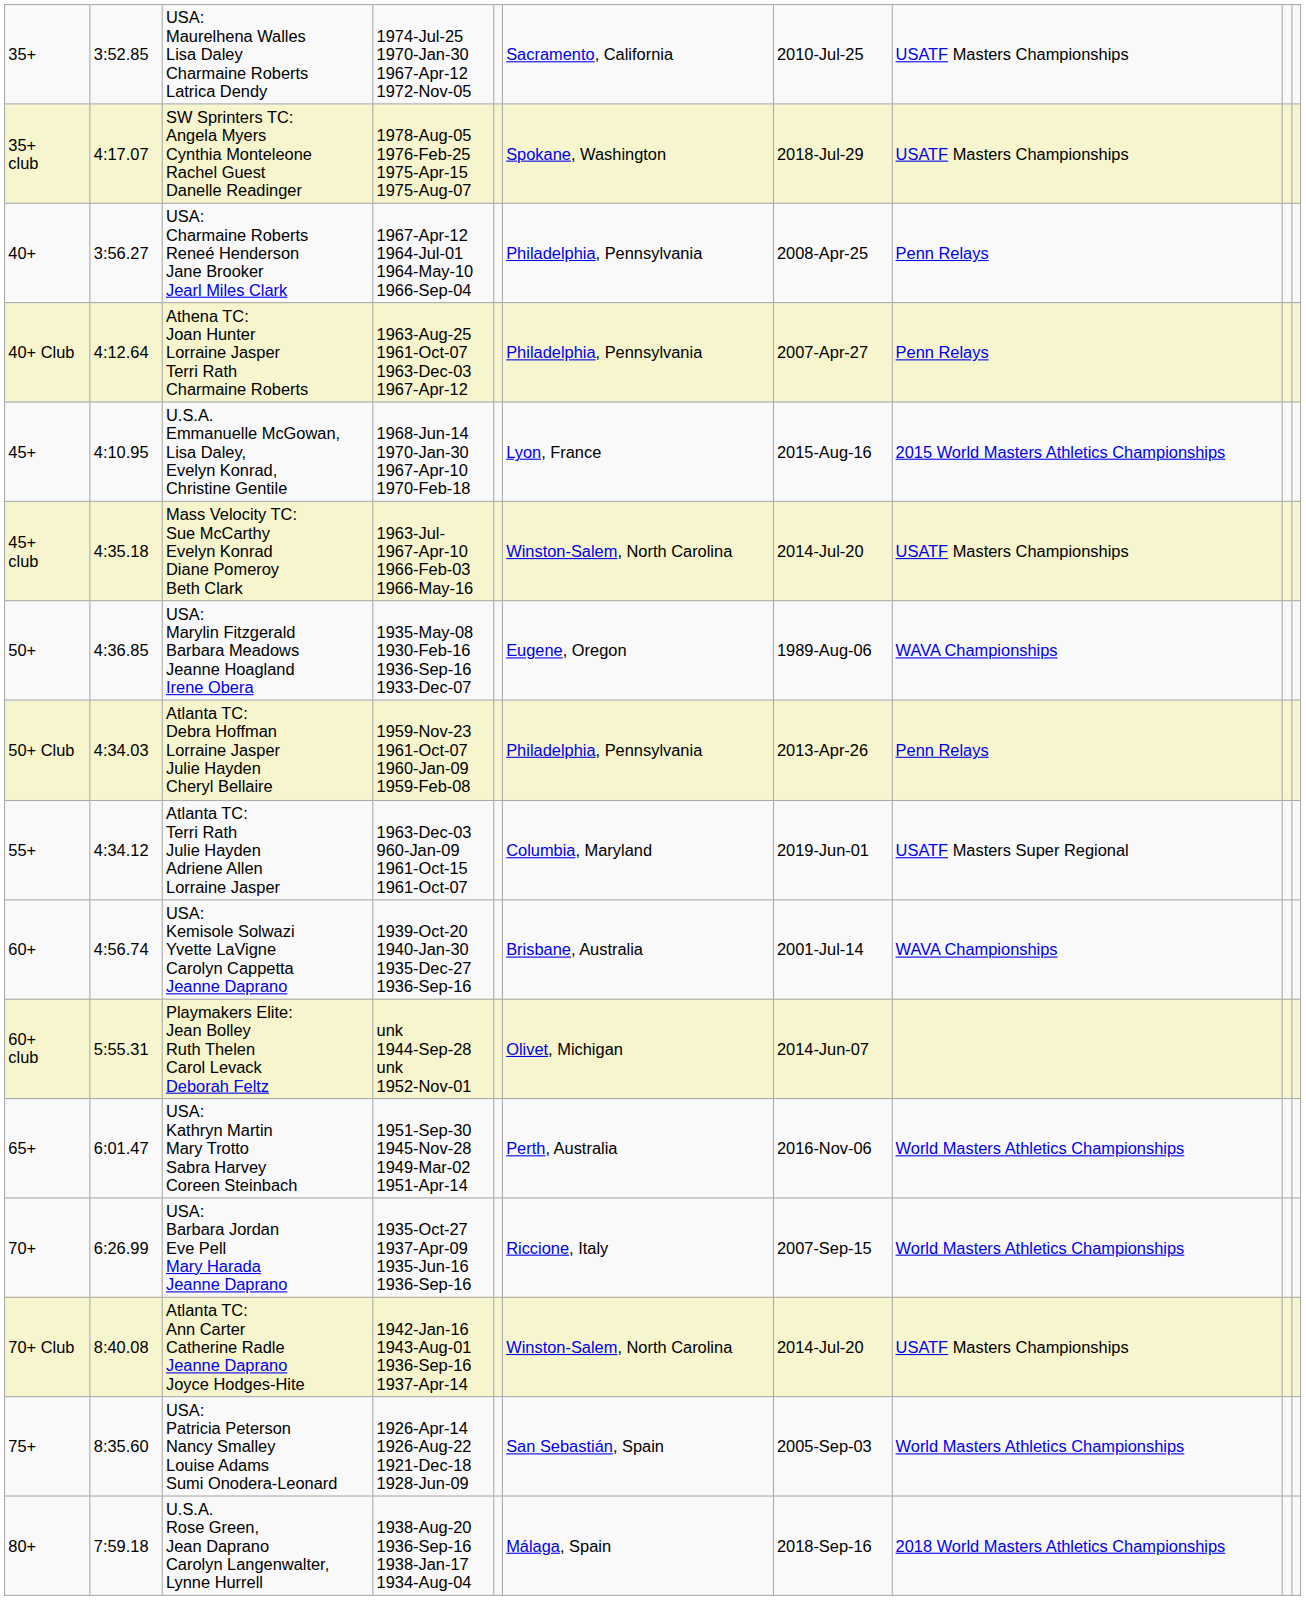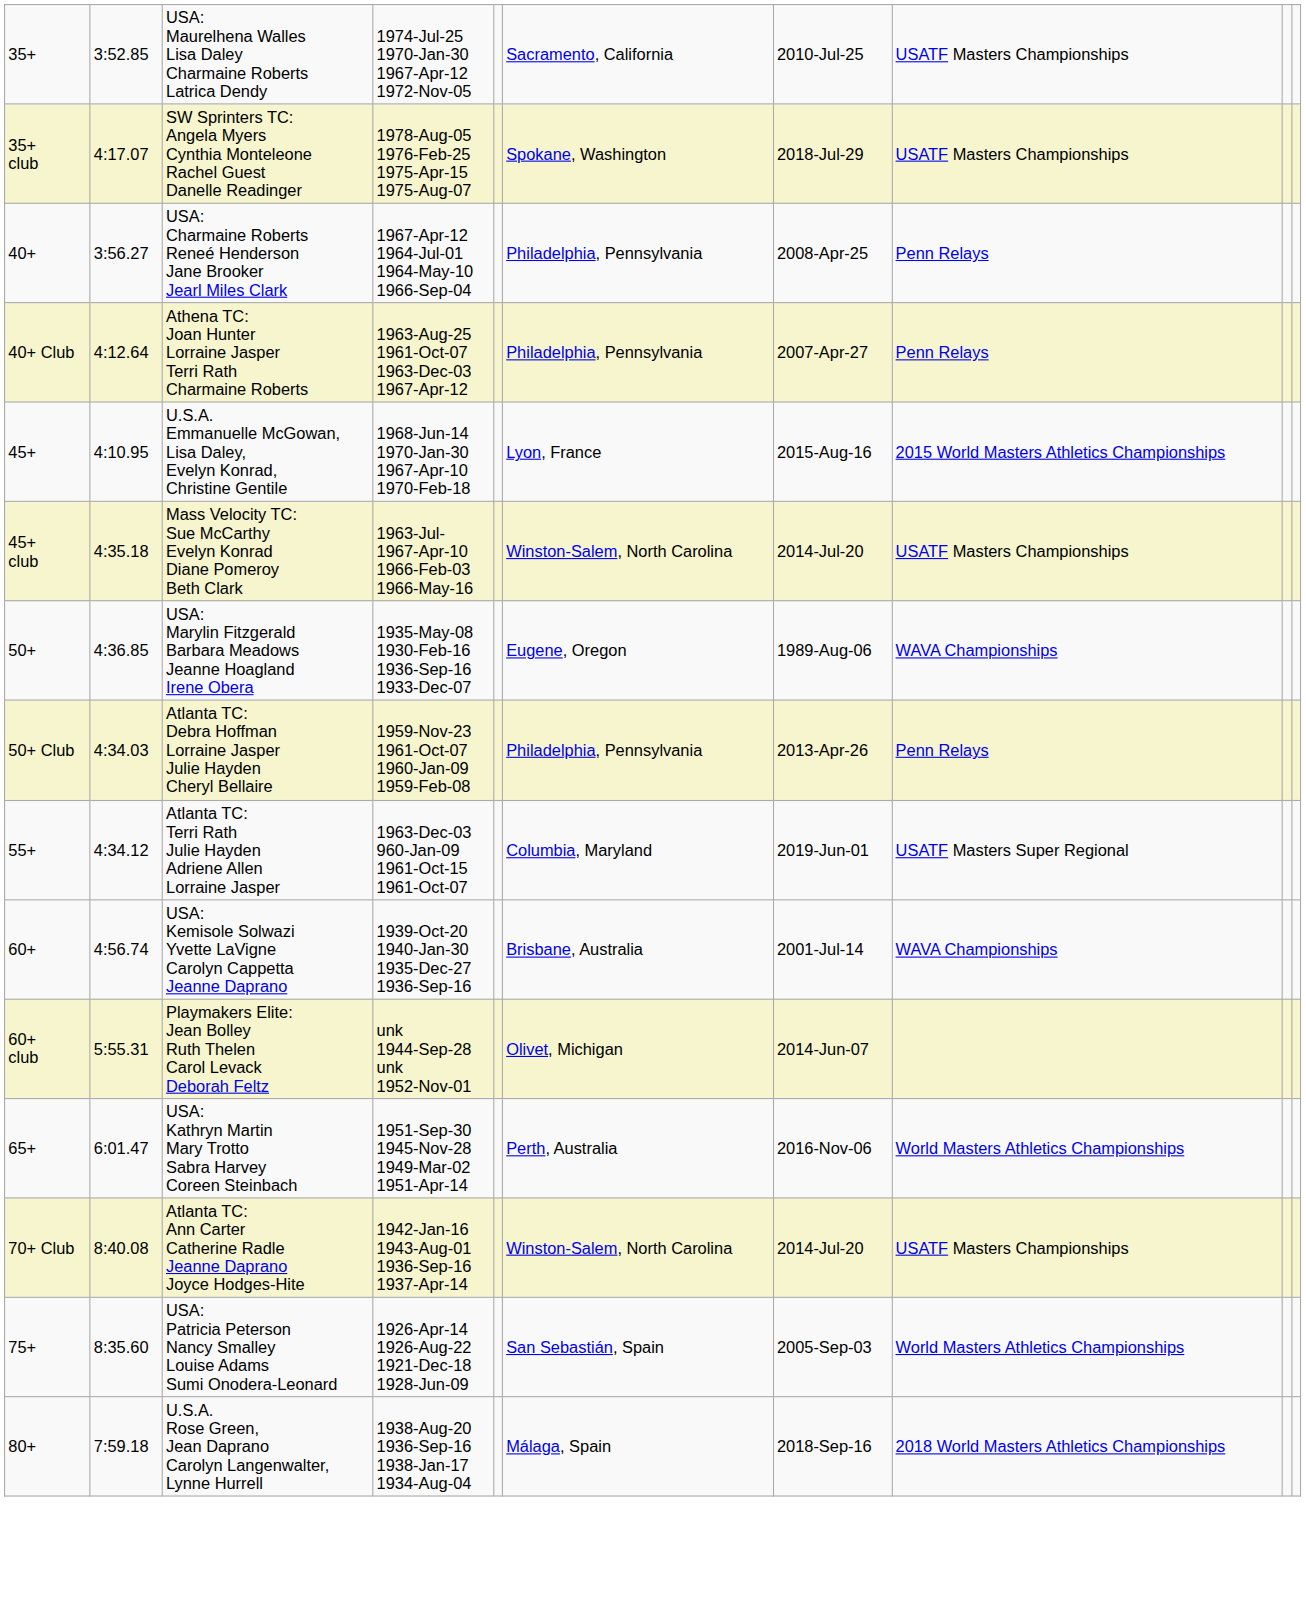- row: (227, 1248)
